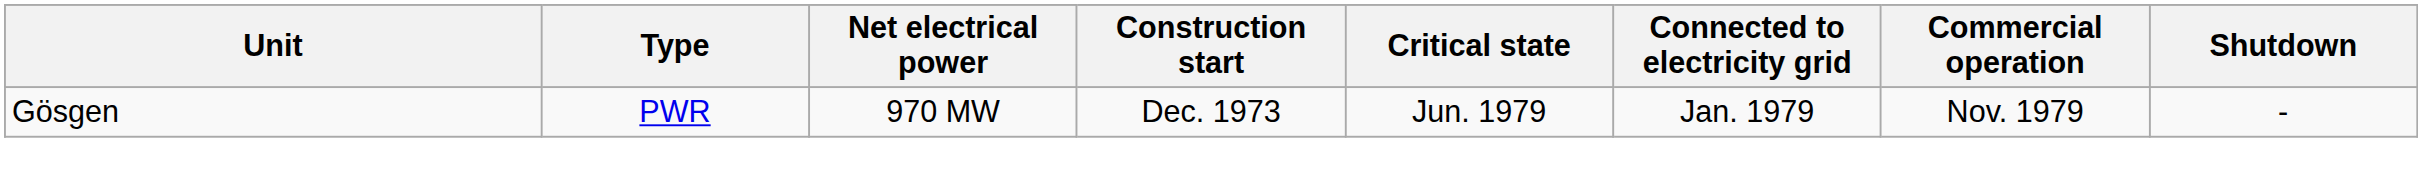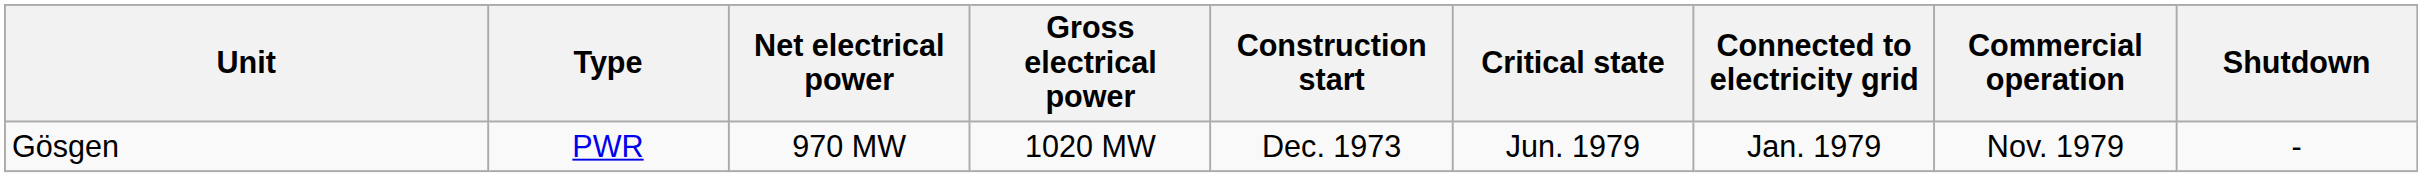+ column: (1090, 63)
